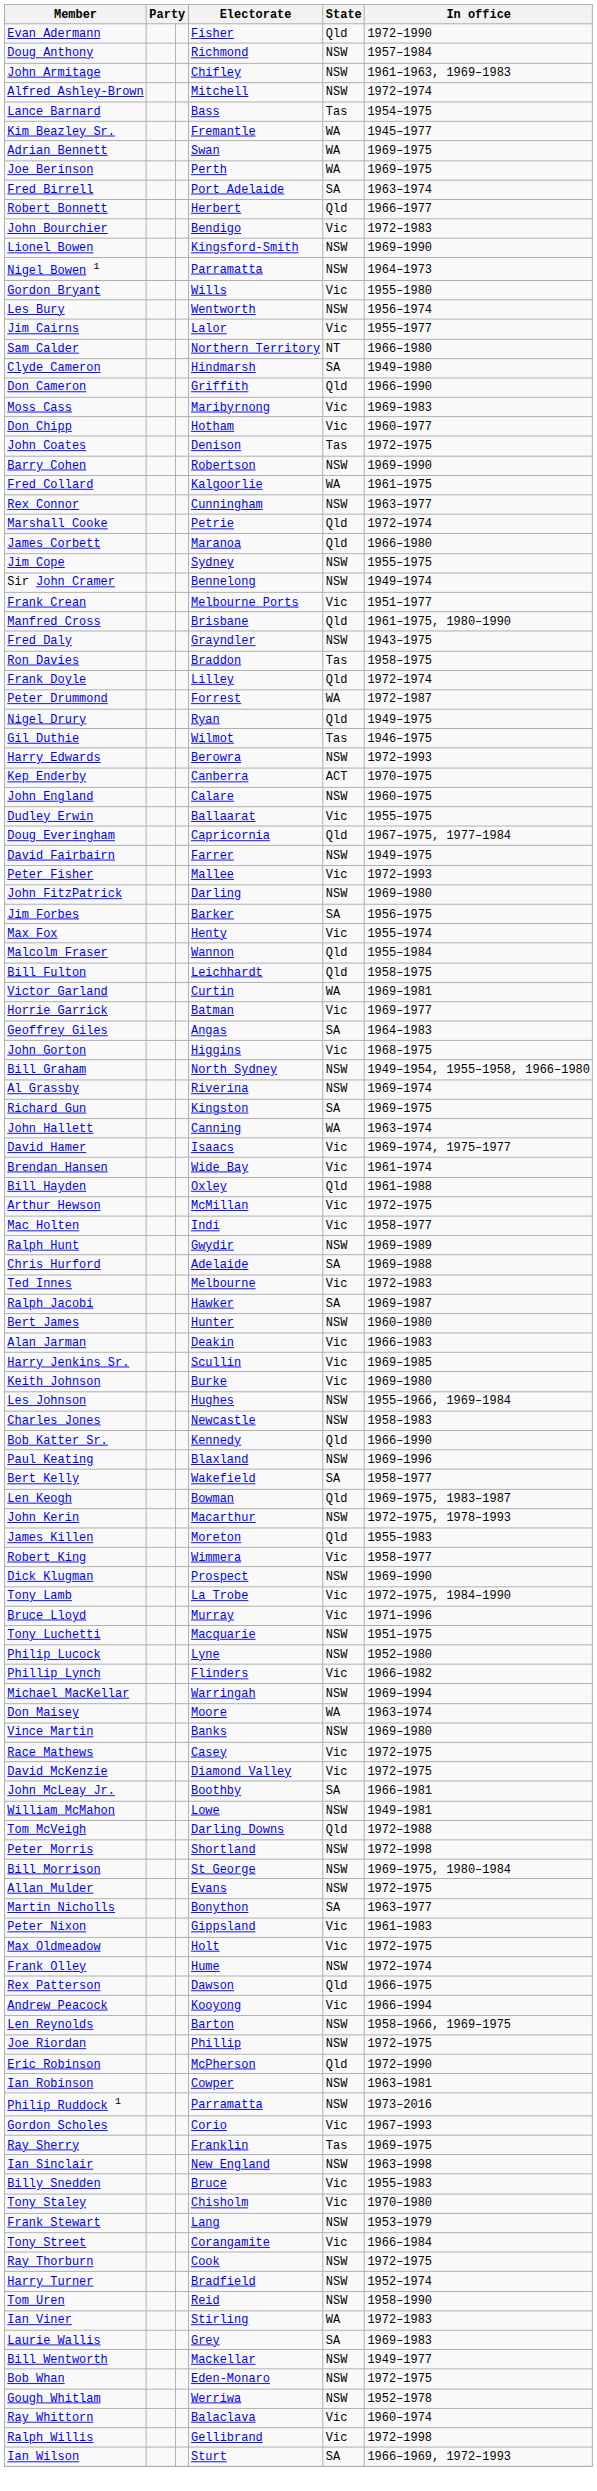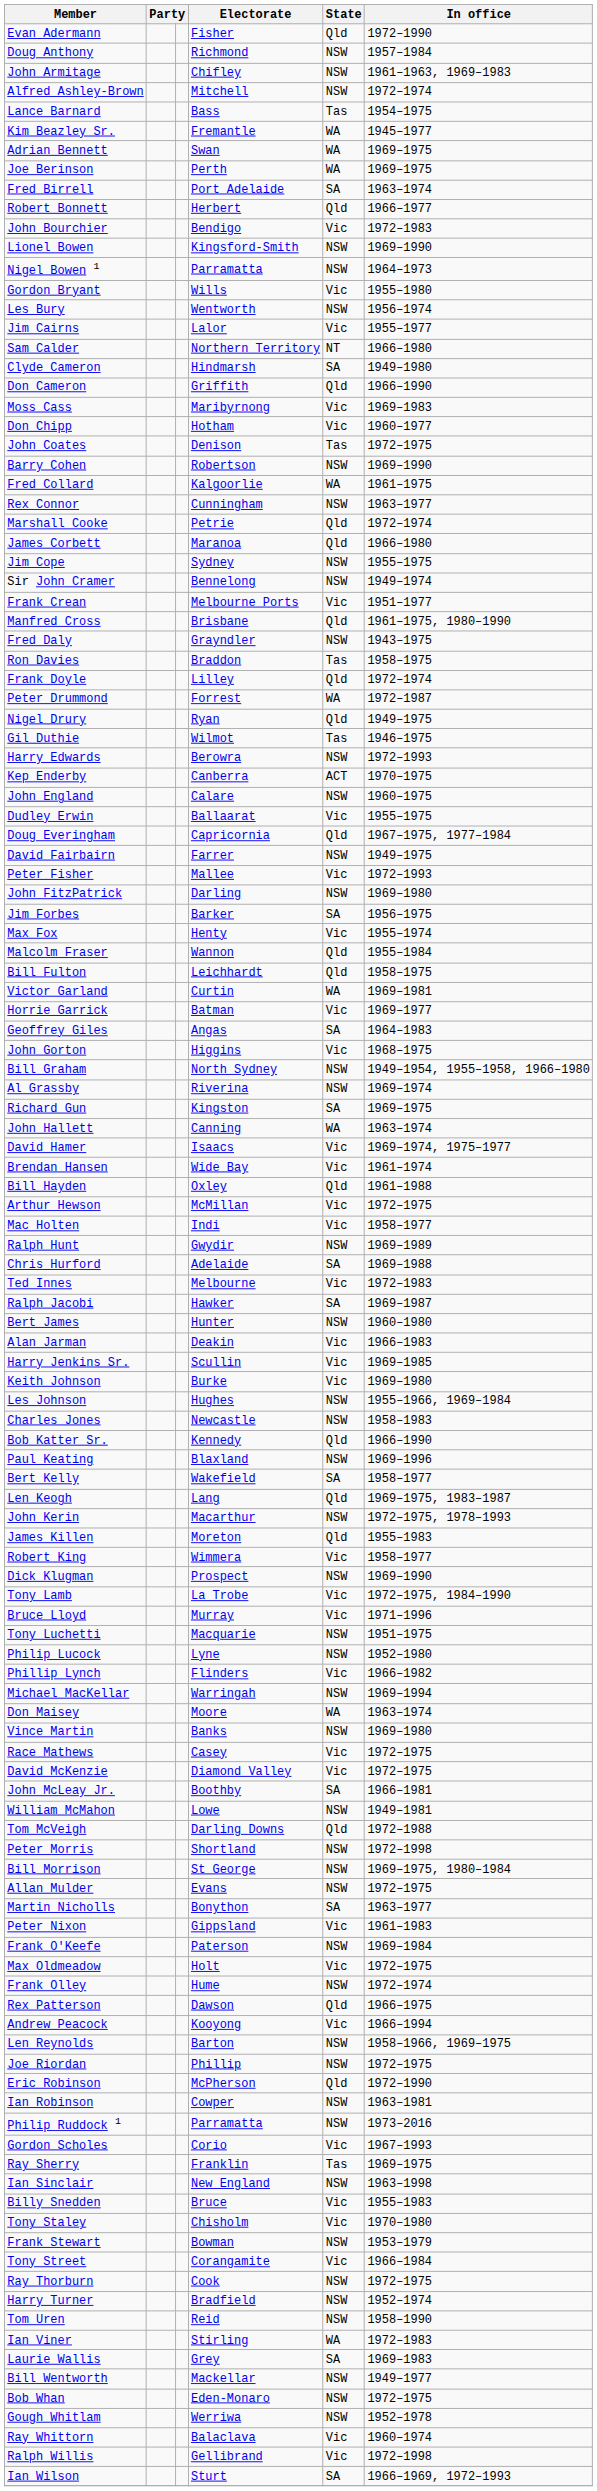(212, 1499) Bowman -> (205, 1499) Lang
+ row: (54, 1947)
(205, 2223) Lang -> (212, 2242) Bowman
